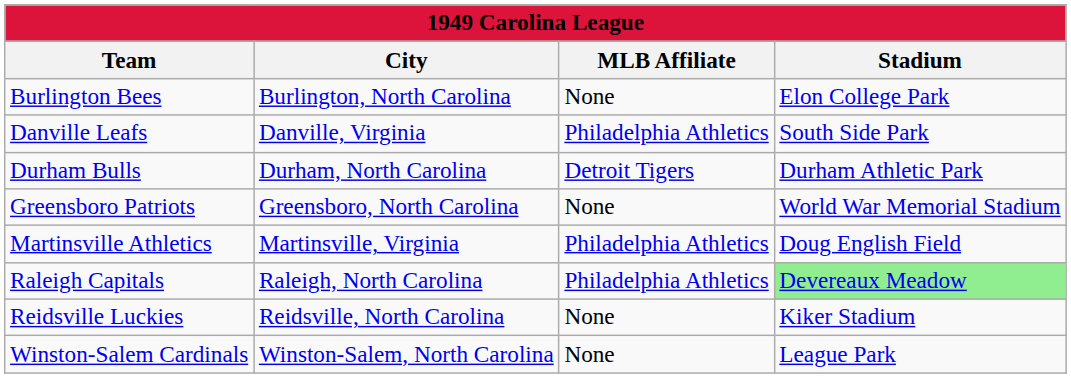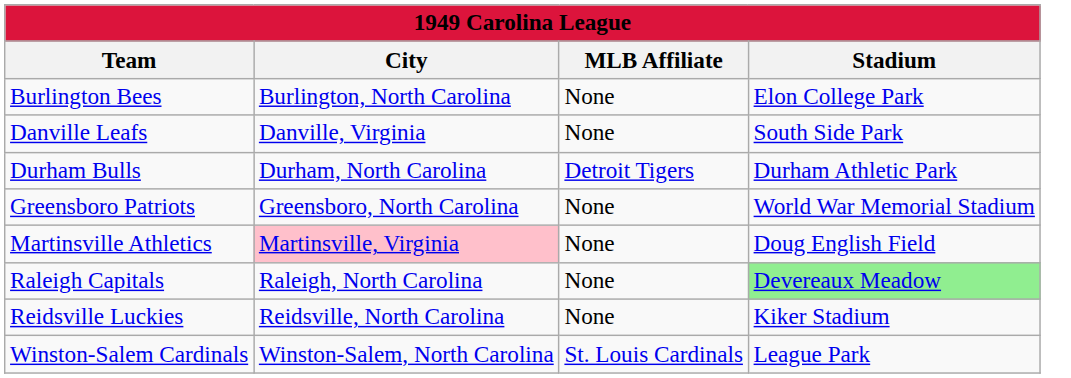(667, 133) Philadelphia Athletics -> (590, 133) None
(359, 243) no background -> (359, 243) pink background
(667, 243) Philadelphia Athletics -> (590, 243) None
(667, 280) Philadelphia Athletics -> (590, 280) None
(590, 354) None -> (654, 354) St. Louis Cardinals
